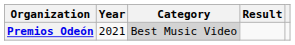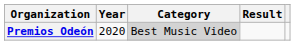(112, 31) 2021 -> (112, 31) 2020
